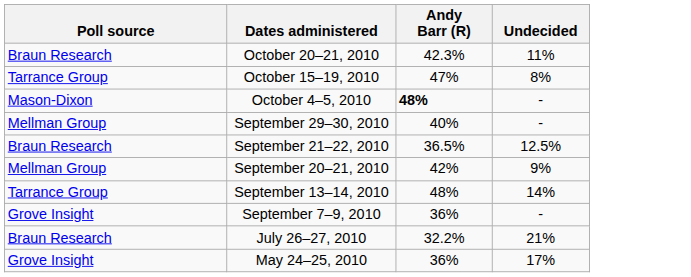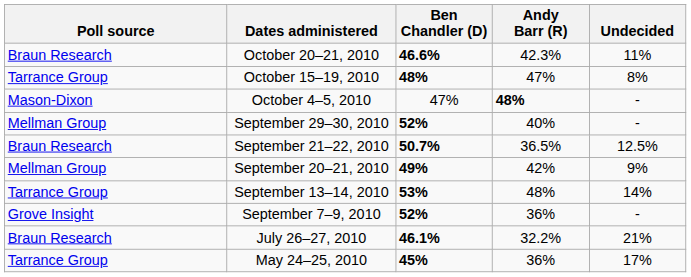+ column: (444, 24)
(51, 260) Grove Insight -> (58, 260) Tarrance Group
